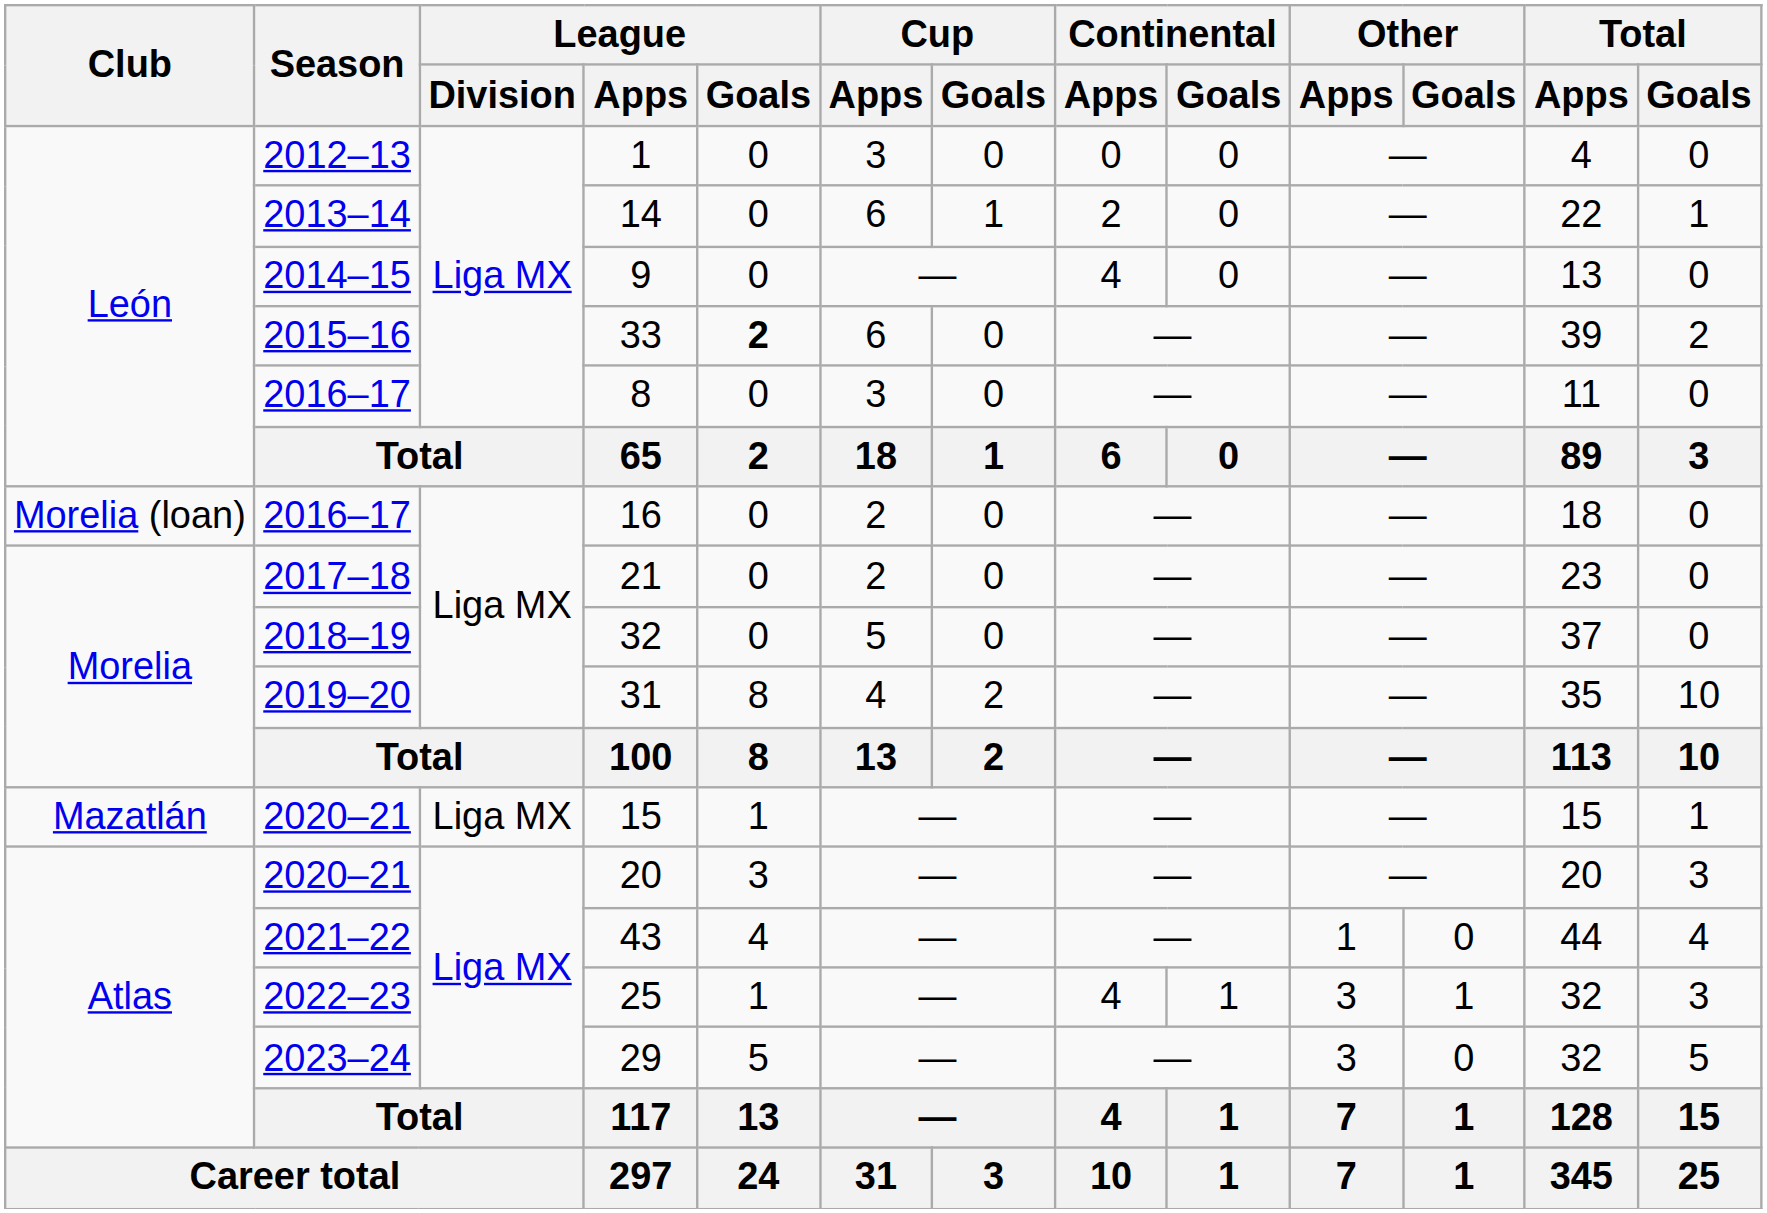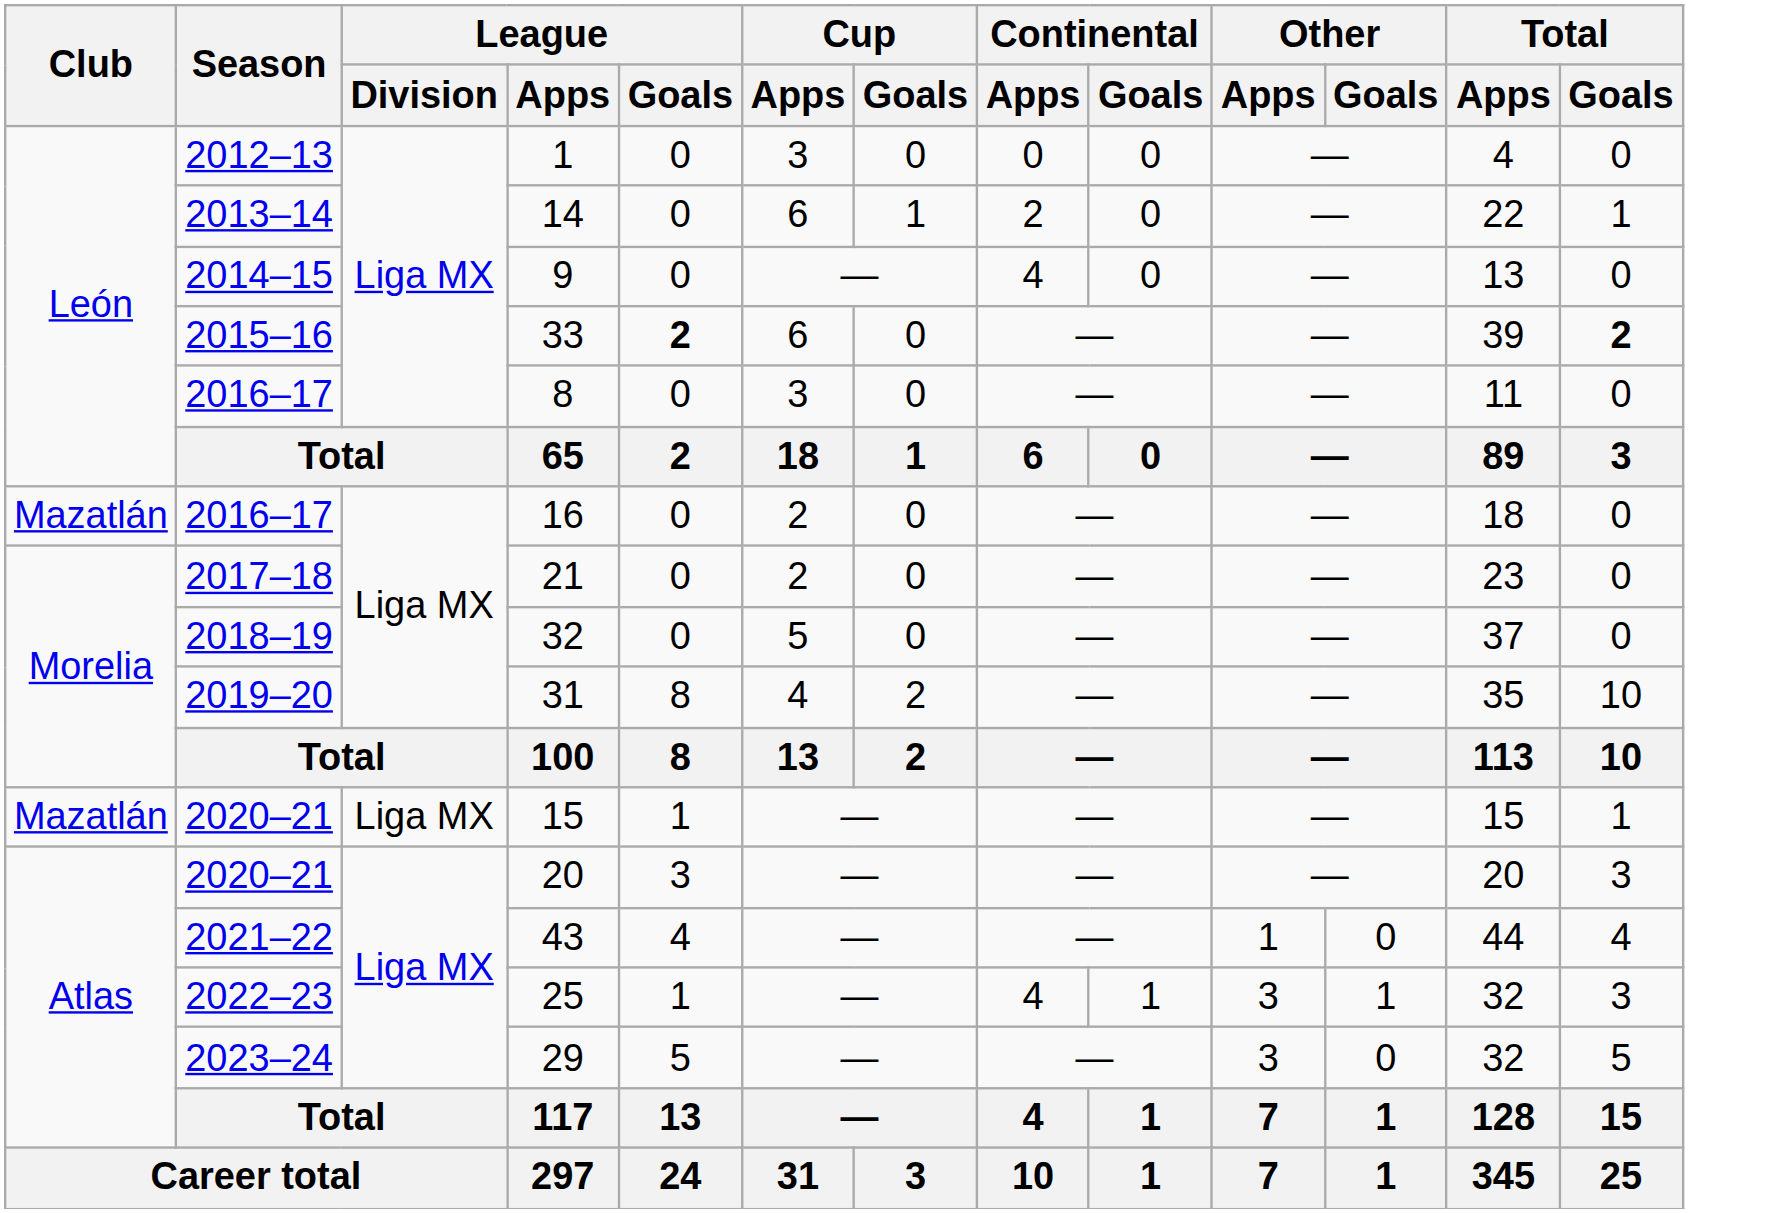(1699, 335) normal -> (1621, 335) bold
(130, 515) Morelia (loan) -> (91, 515) Mazatlán
